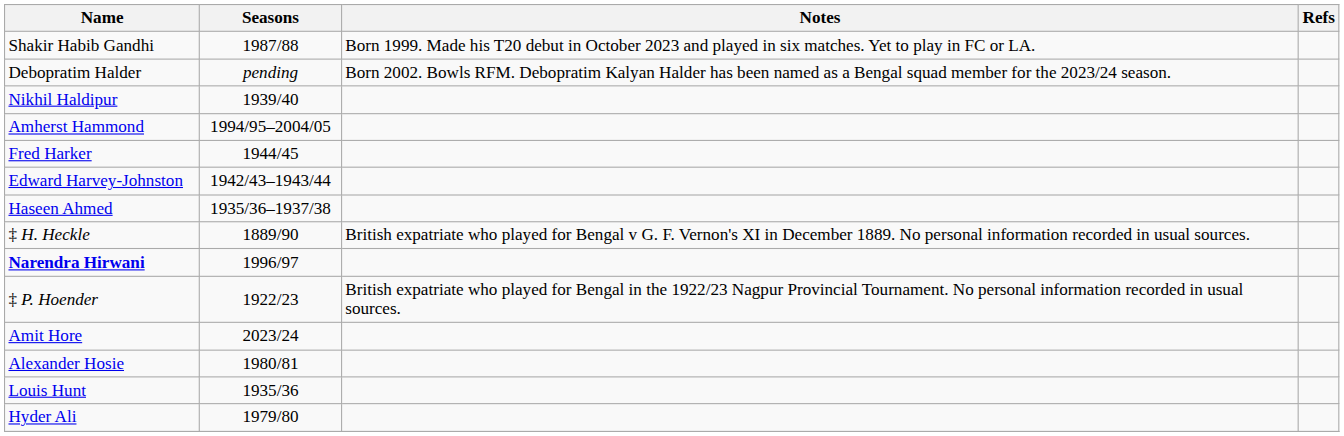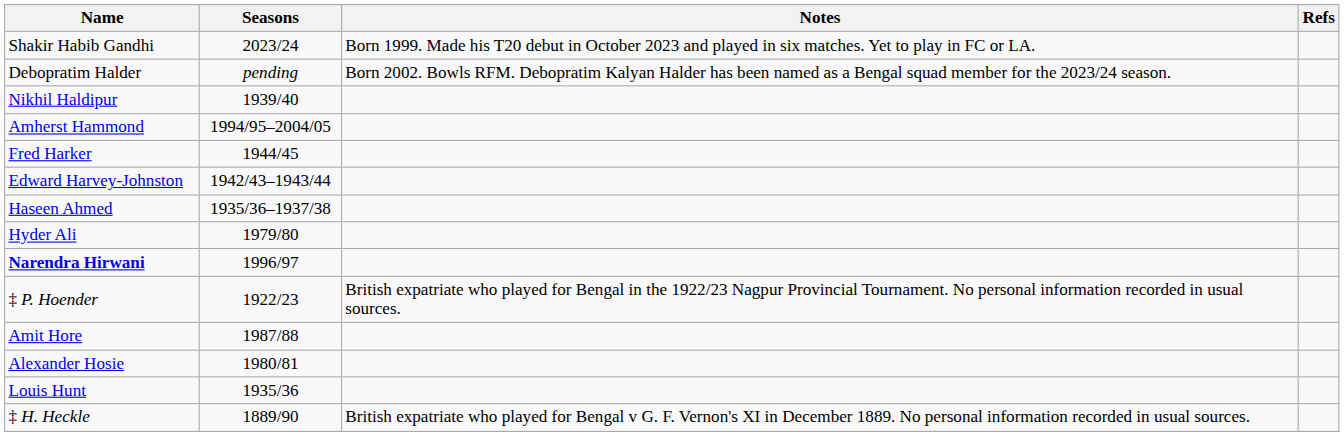(270, 45) 1987/88 -> (270, 45) 2023/24
rows swapped: (49, 235) <-> (42, 417)
(270, 335) 2023/24 -> (270, 335) 1987/88
